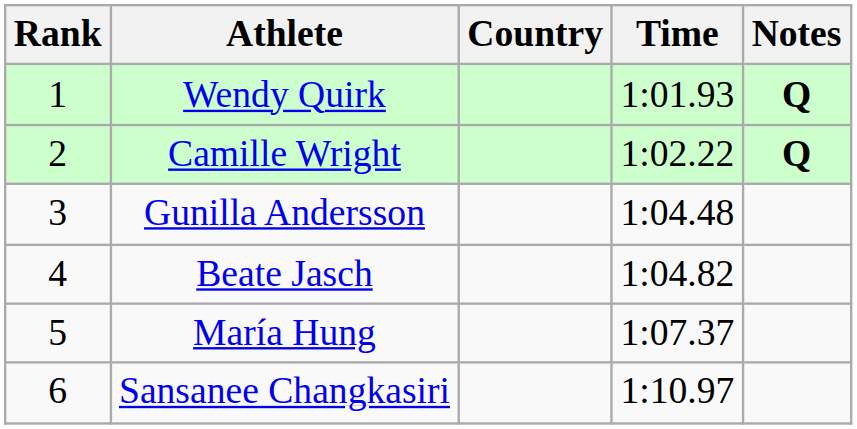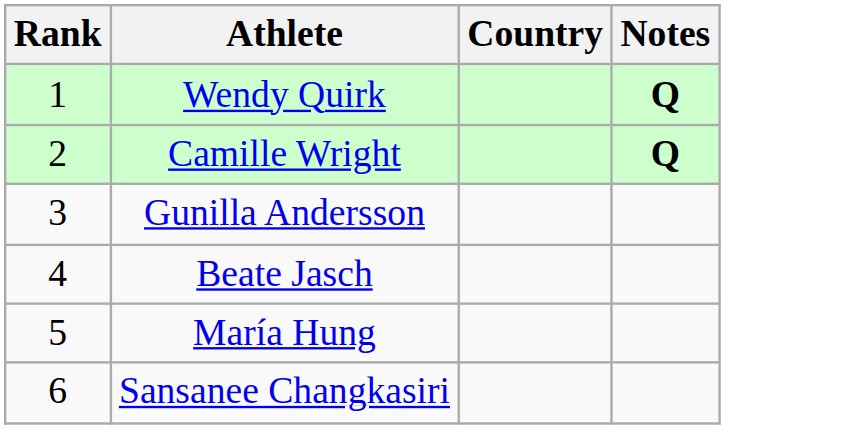- column: (677, 34)
